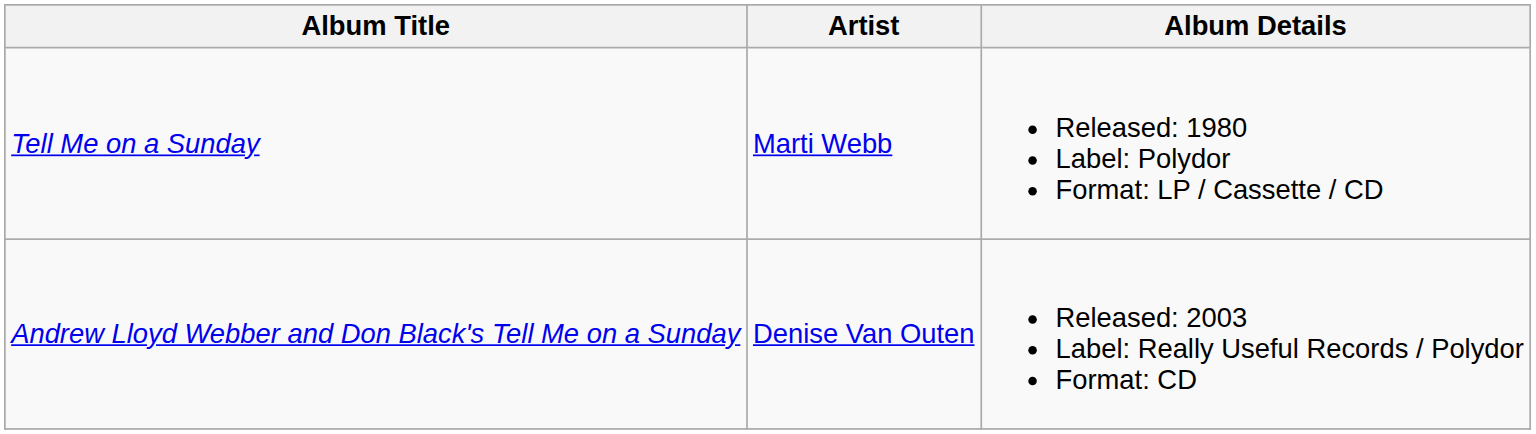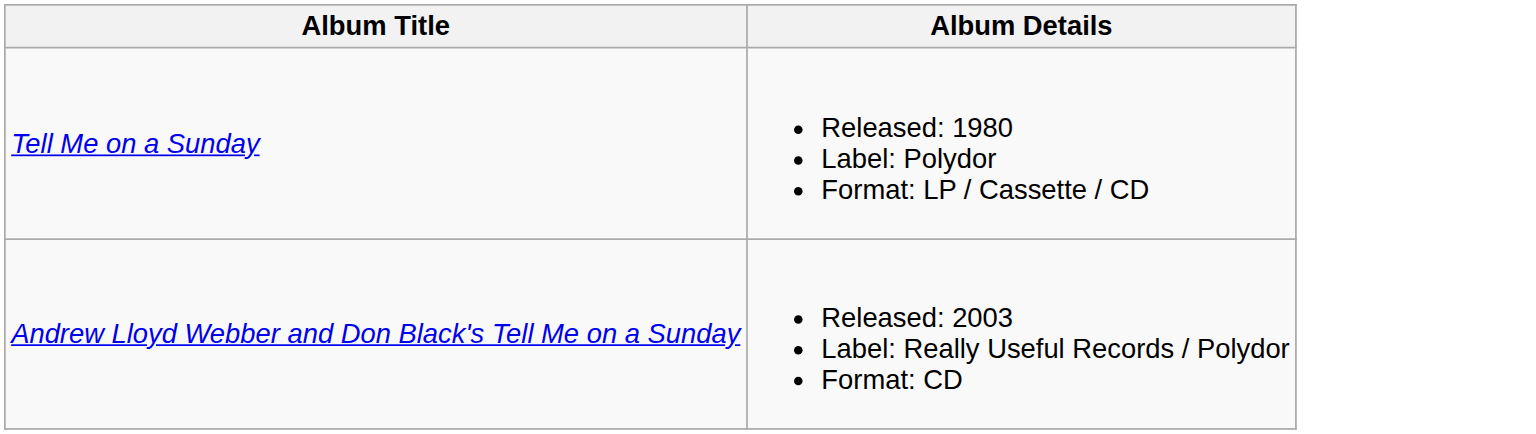- column: (864, 26)
